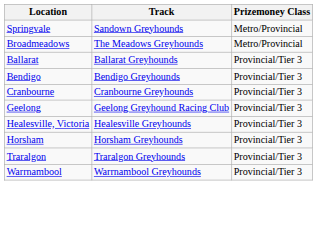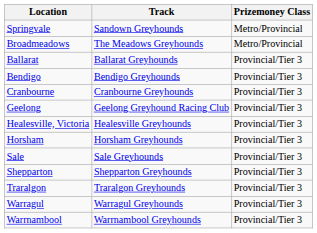+ row: (15, 156)
+ row: (30, 172)
+ row: (25, 204)
